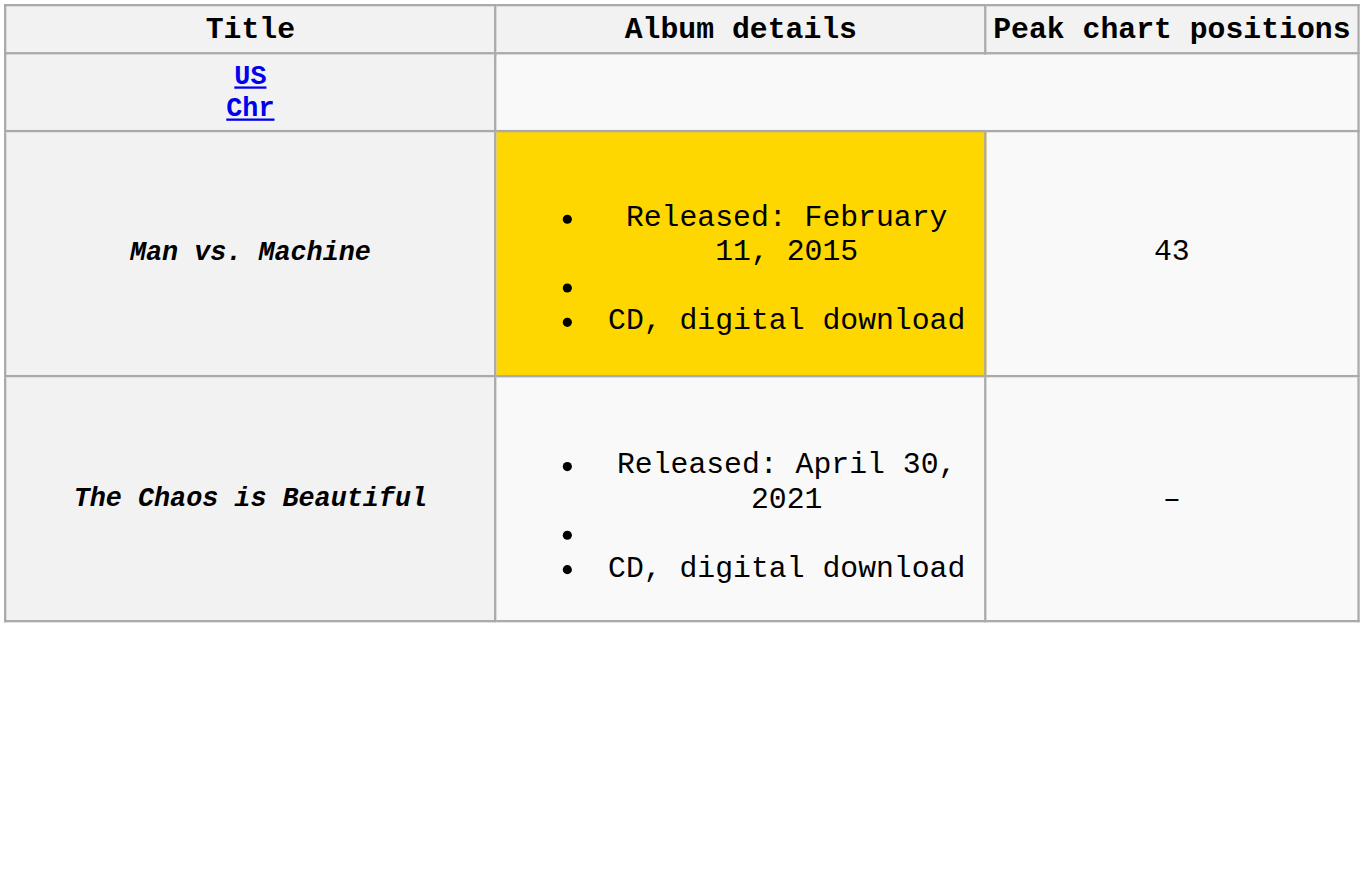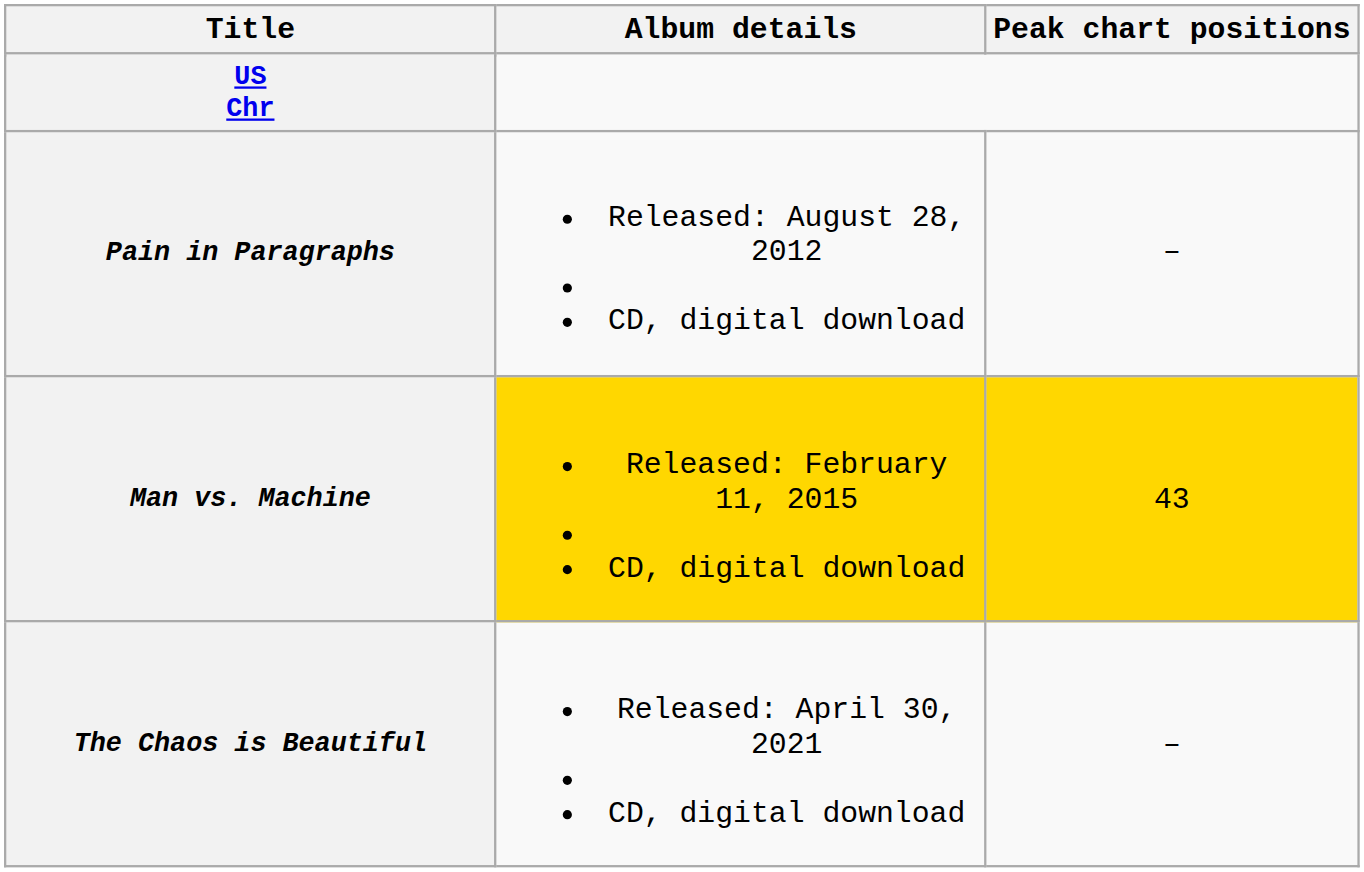+ row: (250, 253)
(1172, 253) no background -> (1172, 499) gold background
